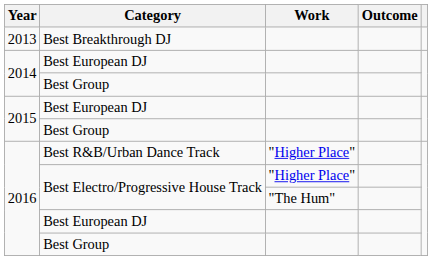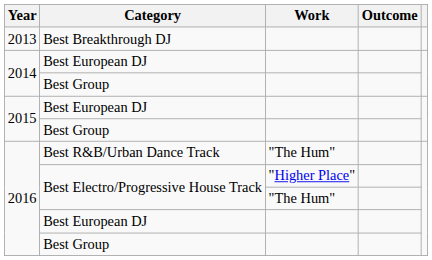(312, 152) "Higher Place" -> (302, 152) "The Hum"
